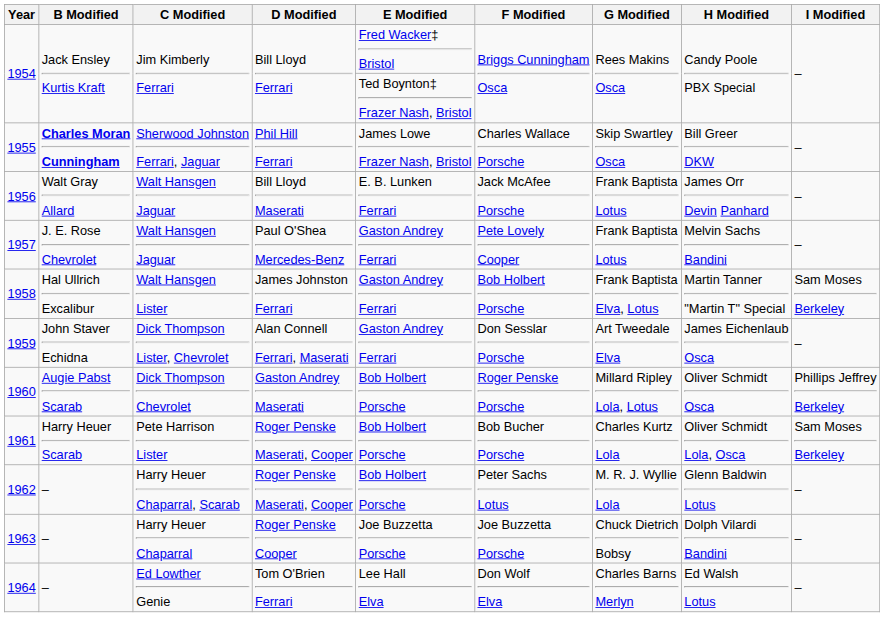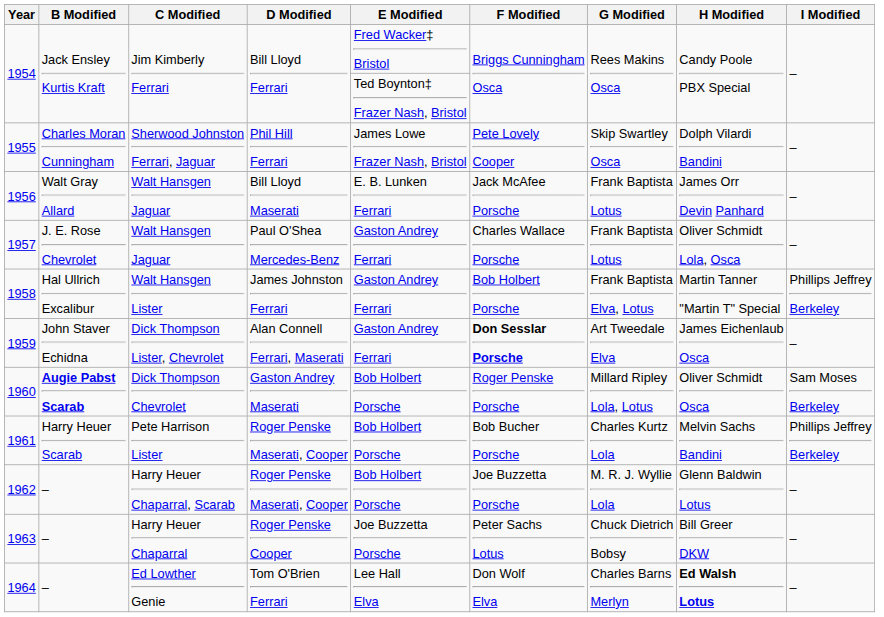(86, 147) bold -> (84, 147) normal
(533, 147) Charles Wallace Porsche -> (529, 147) Pete Lovely Cooper
(736, 147) Bill Greer DKW -> (731, 147) Dolph Vilardi Bandini
(533, 245) Pete Lovely Cooper -> (529, 245) Charles Wallace Porsche
(736, 245) Melvin Sachs Bandini -> (731, 245) Oliver Schmidt Lola, Osca
(836, 294) Sam Moses Berkeley -> (831, 294) Phillips Jeffrey Berkeley
(533, 343) normal -> (529, 343) bold
(86, 392) normal -> (84, 392) bold
(836, 392) Phillips Jeffrey Berkeley -> (831, 392) Sam Moses Berkeley
(736, 441) Oliver Schmidt Lola, Osca -> (731, 441) Melvin Sachs Bandini
(836, 441) Sam Moses Berkeley -> (831, 441) Phillips Jeffrey Berkeley
(533, 490) Peter Sachs Lotus -> (529, 490) Joe Buzzetta Porsche
(533, 539) Joe Buzzetta Porsche -> (529, 539) Peter Sachs Lotus
(736, 539) Dolph Vilardi Bandini -> (731, 539) Bill Greer DKW
(736, 588) normal -> (731, 588) bold
